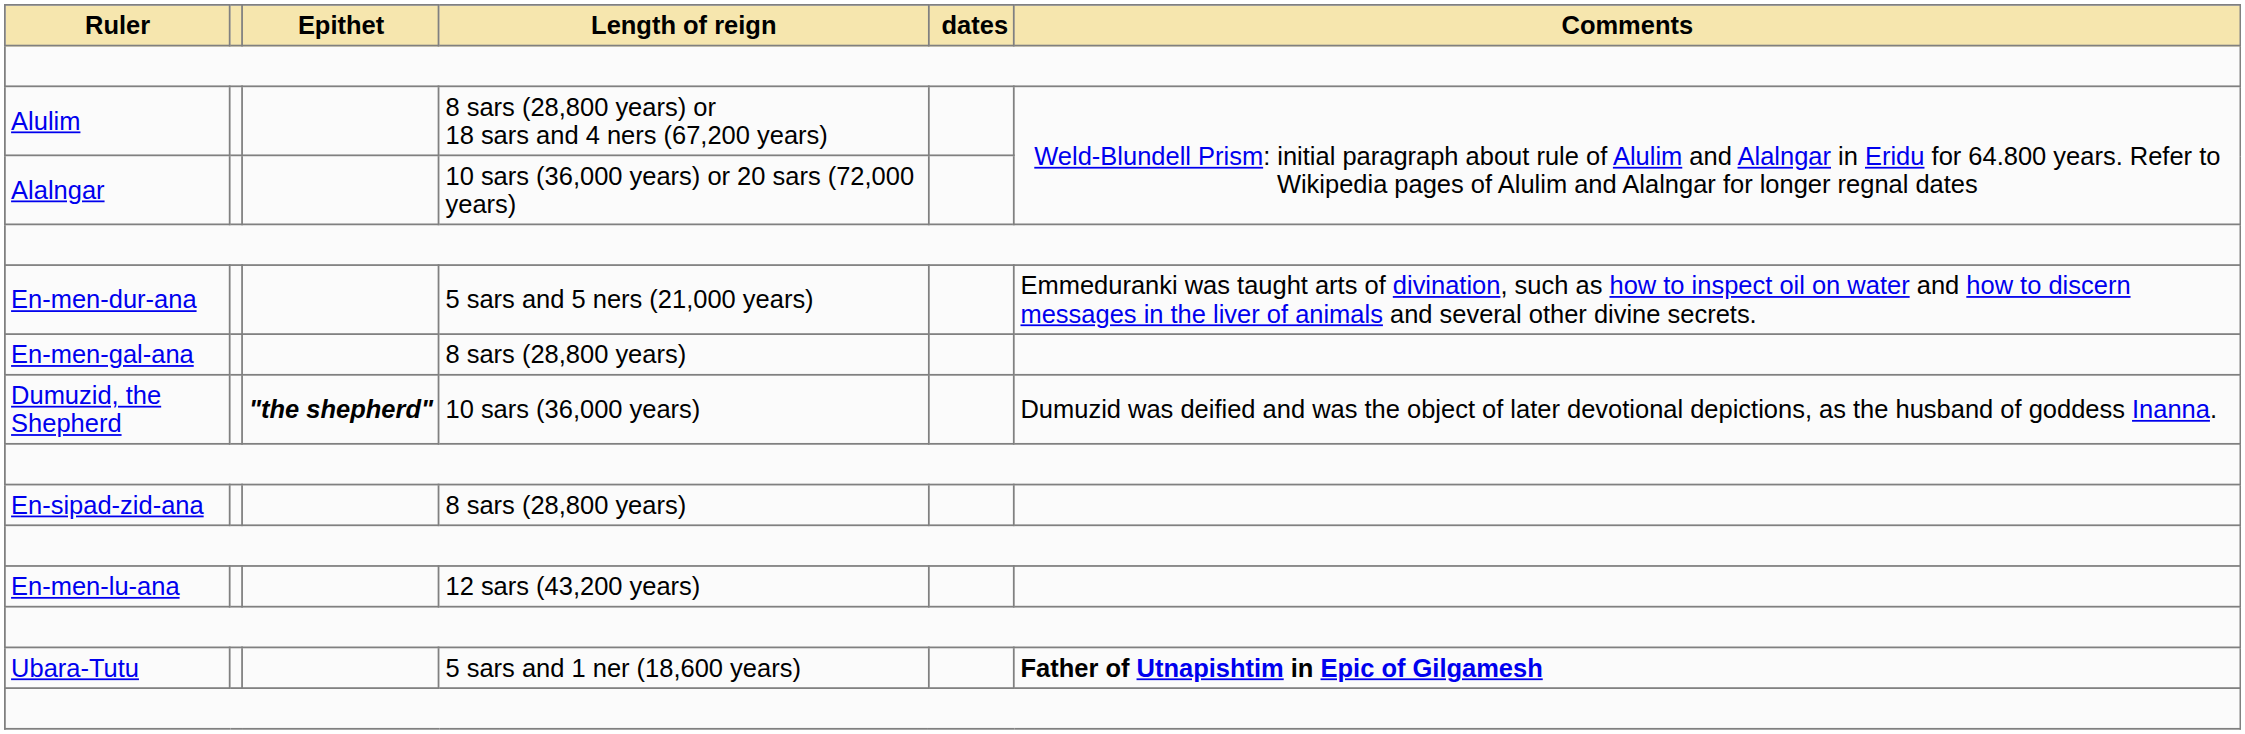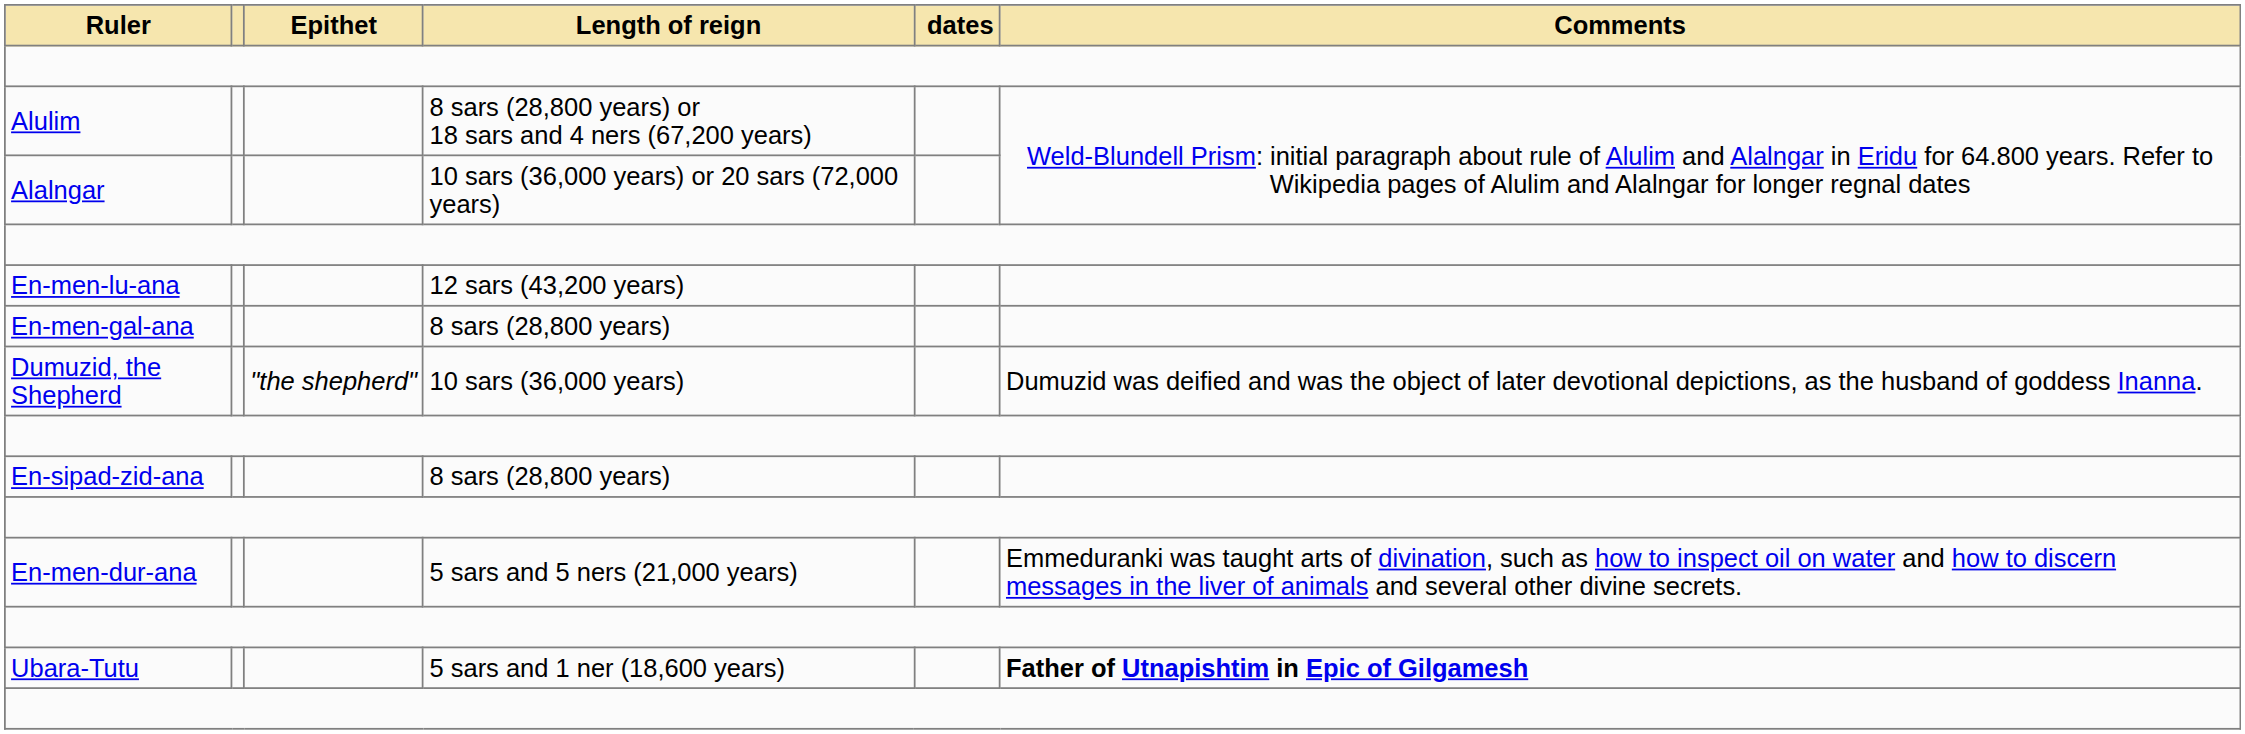rows swapped: (95, 586) <-> (104, 300)
(341, 409) bold -> (334, 381) normal
